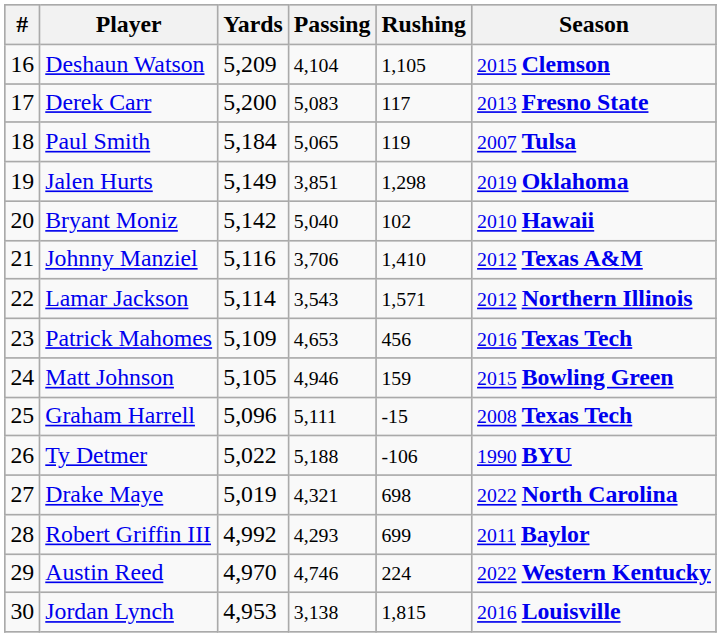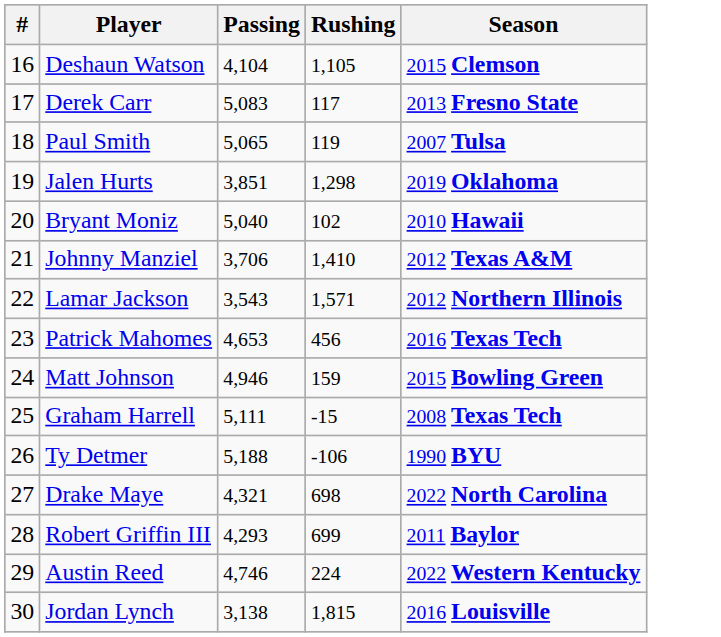- column: (253, 24)
